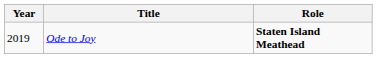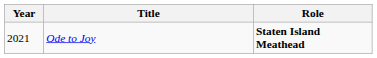(18, 37) 2019 -> (18, 37) 2021
